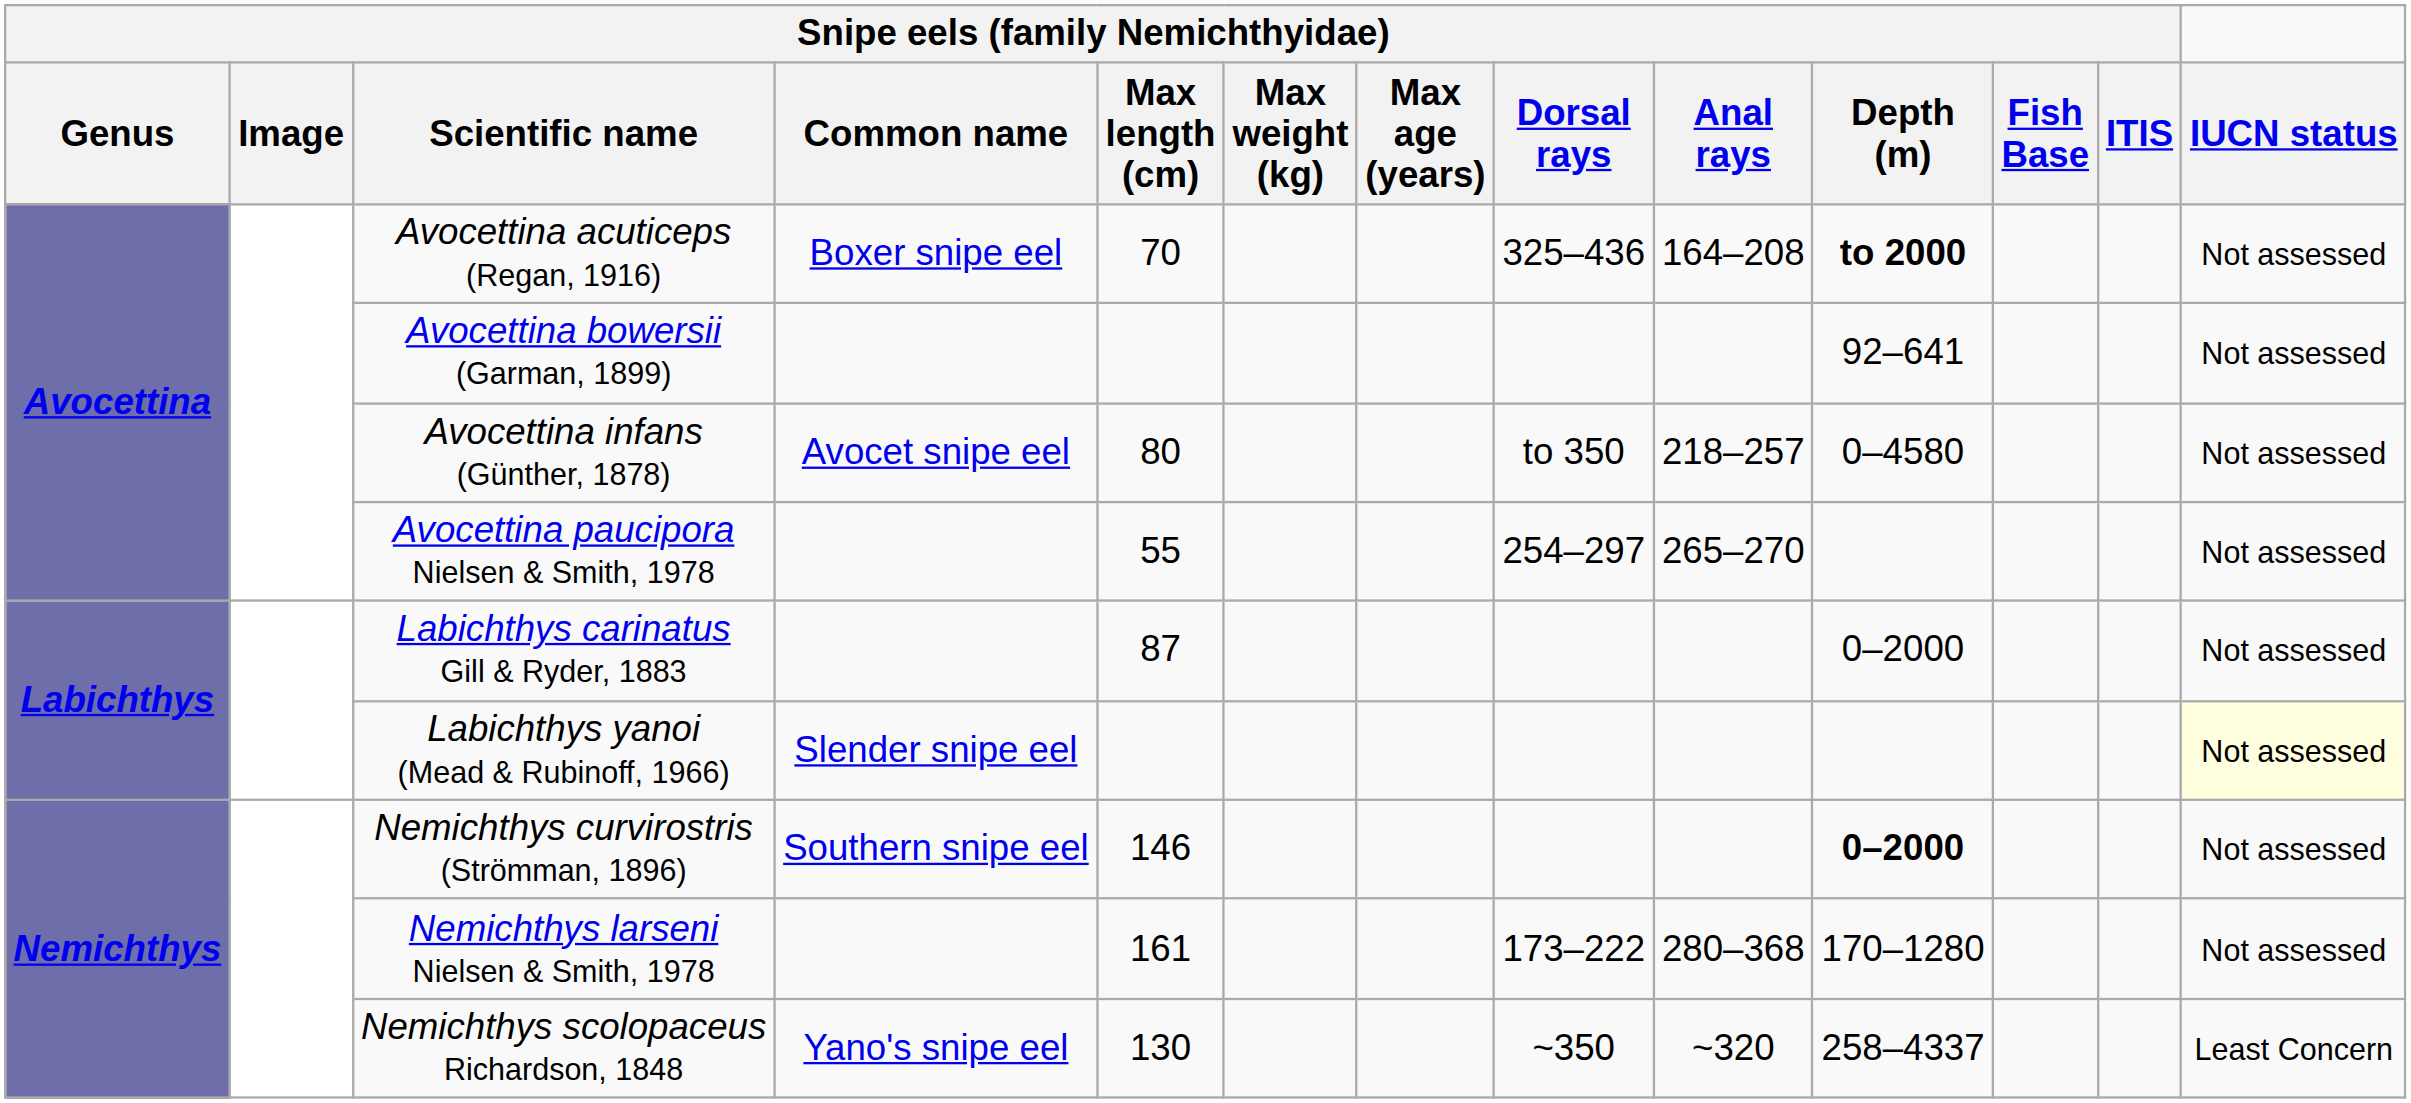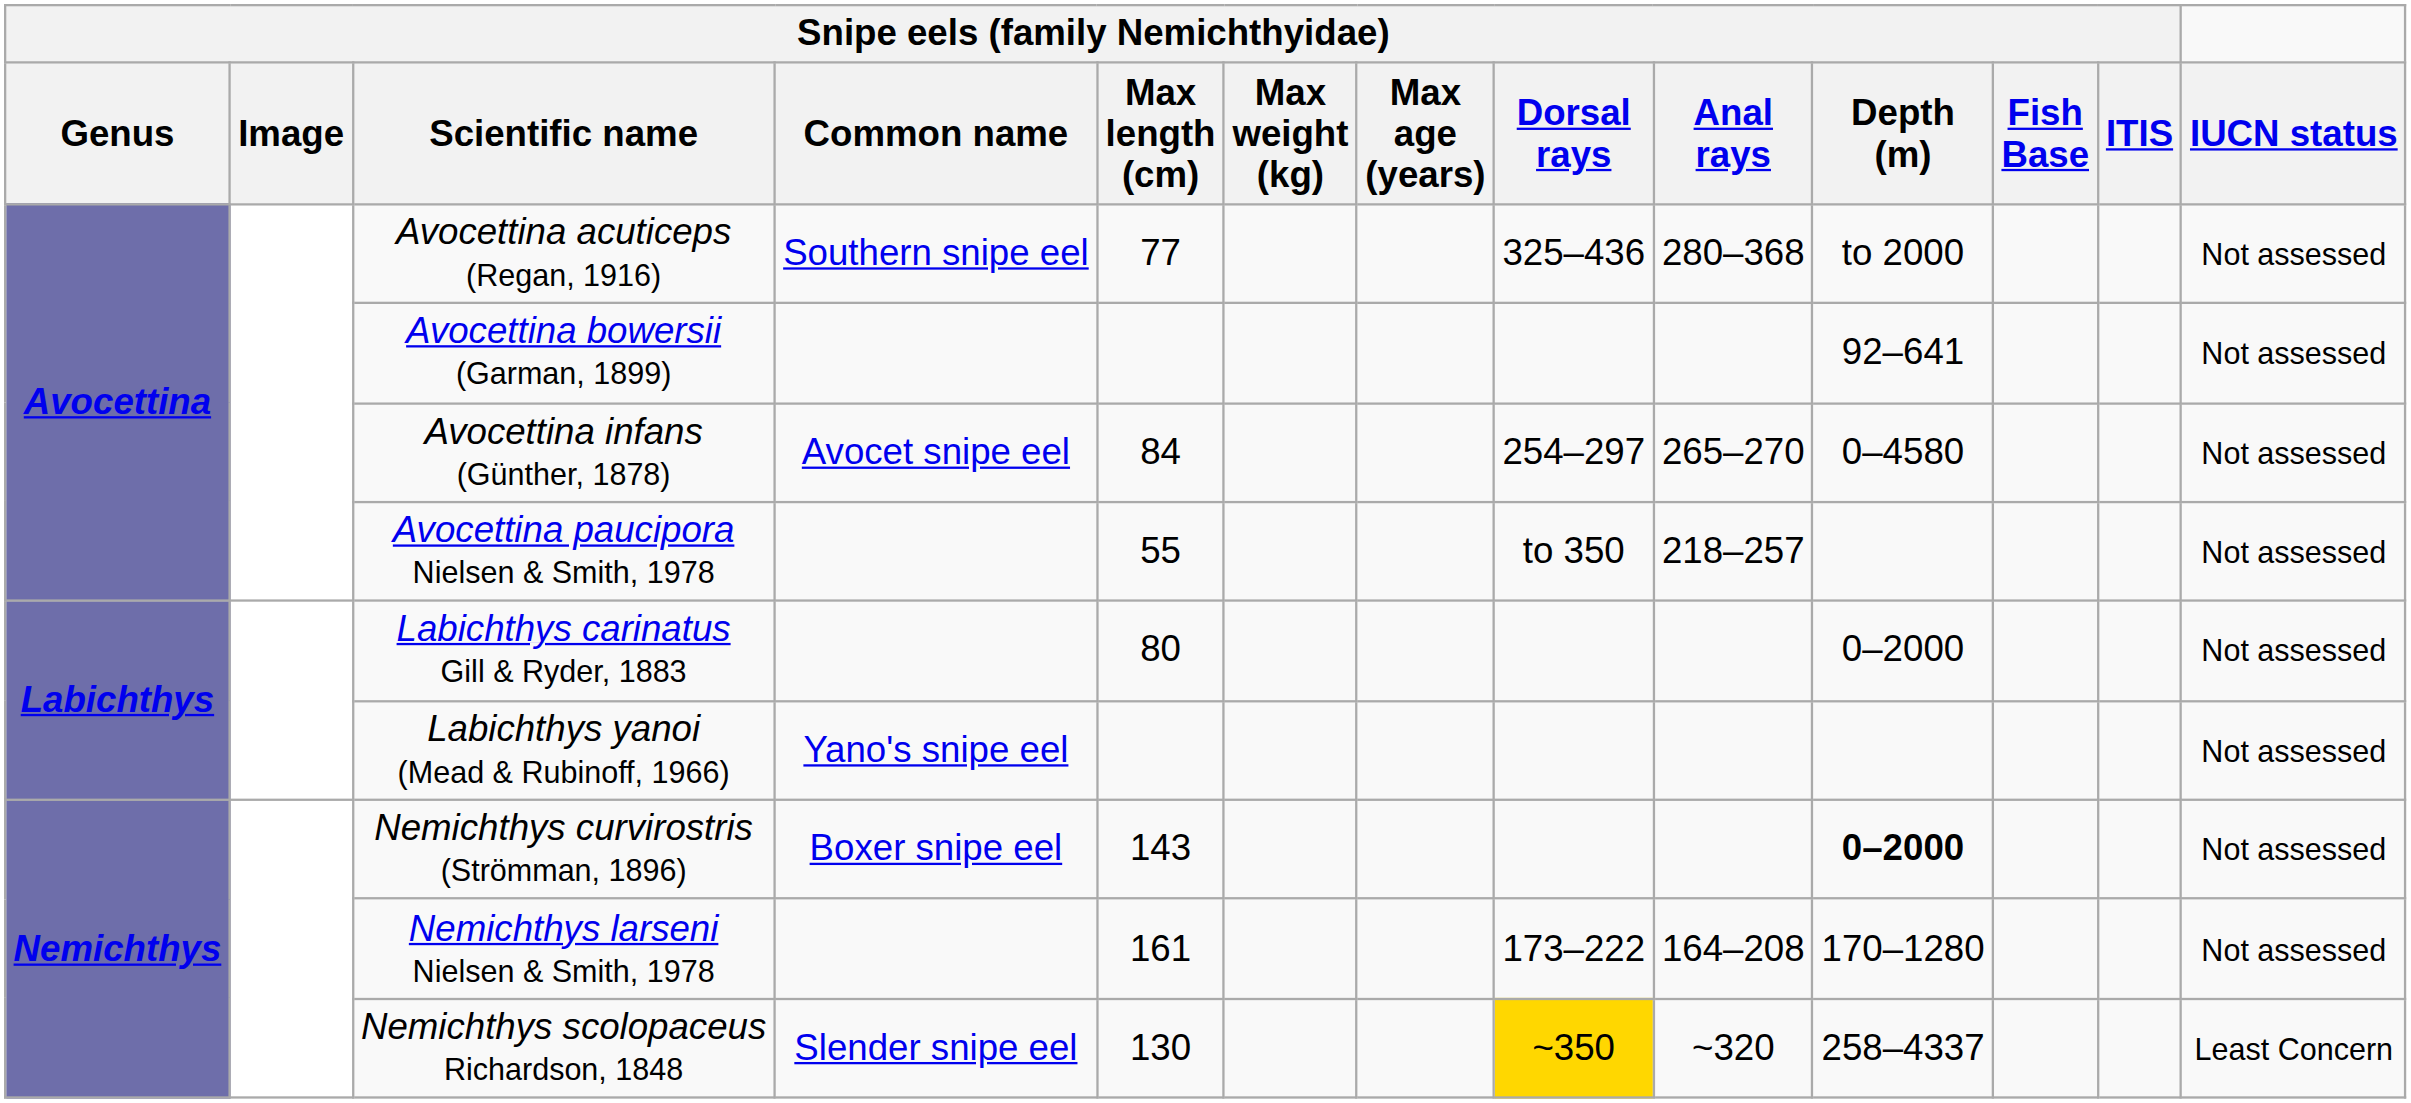(936, 252) Boxer snipe eel -> (936, 252) Southern snipe eel
(1161, 252) 70 -> (1161, 252) 77
(1733, 252) 164–208 -> (1733, 252) 280–368
(1903, 252) bold -> (1903, 252) normal
(1161, 451) 80 -> (1161, 451) 84
(1574, 451) to 350 -> (1574, 451) 254–297
(1733, 451) 218–257 -> (1733, 451) 265–270
(1574, 550) 254–297 -> (1574, 550) to 350
(1733, 550) 265–270 -> (1733, 550) 218–257
(1161, 650) 87 -> (1161, 650) 80
(936, 749) Slender snipe eel -> (936, 749) Yano's snipe eel
(2294, 751) lightyellow background -> (2294, 751) no background
(936, 848) Southern snipe eel -> (936, 848) Boxer snipe eel
(1161, 848) 146 -> (1161, 848) 143
(1733, 948) 280–368 -> (1733, 948) 164–208
(936, 1047) Yano's snipe eel -> (936, 1047) Slender snipe eel
(1574, 1047) no background -> (1574, 1047) gold background
